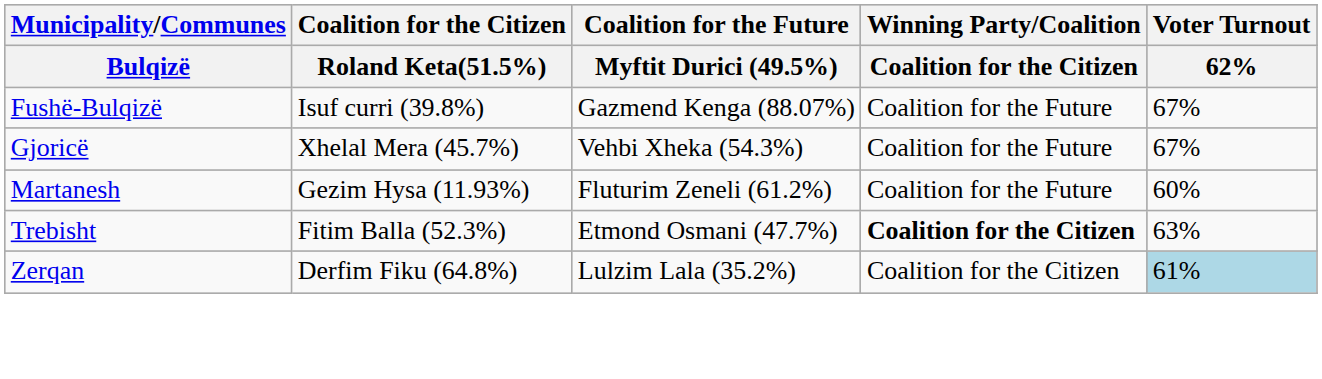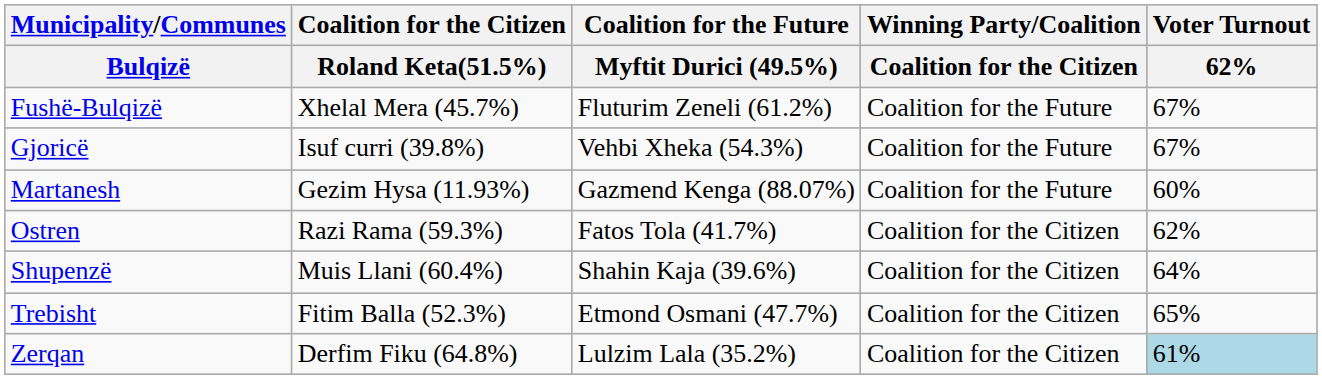(391, 107) Isuf curri (39.8%) -> (408, 107) Xhelal Mera (45.7%)
(716, 107) Gazmend Kenga (88.07%) -> (705, 107) Fluturim Zeneli (61.2%)
(408, 148) Xhelal Mera (45.7%) -> (391, 148) Isuf curri (39.8%)
(705, 189) Fluturim Zeneli (61.2%) -> (716, 189) Gazmend Kenga (88.07%)
+ row: (45, 230)
+ row: (61, 271)
(1001, 230) bold -> (993, 312) normal
(1176, 230) 63% -> (1176, 312) 65%
